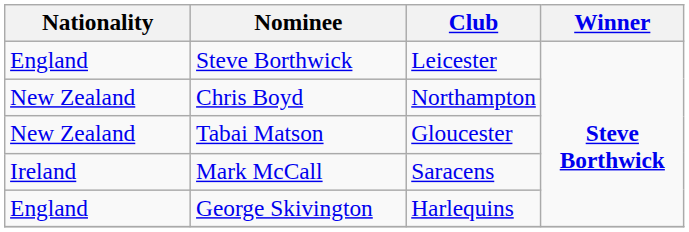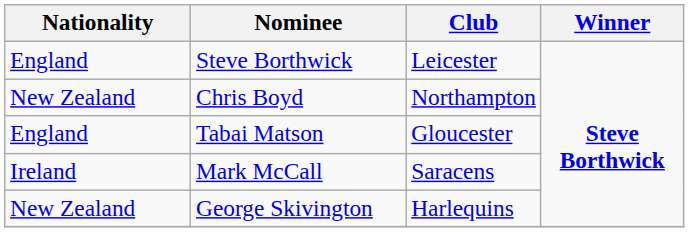(73, 134) New Zealand -> (49, 134) England
(49, 208) England -> (73, 208) New Zealand
